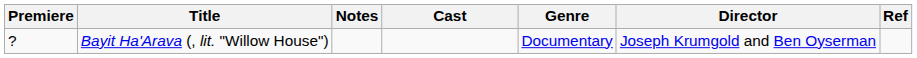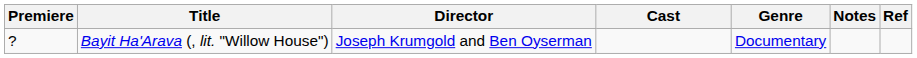columns swapped: (748, 16) <-> (357, 16)
